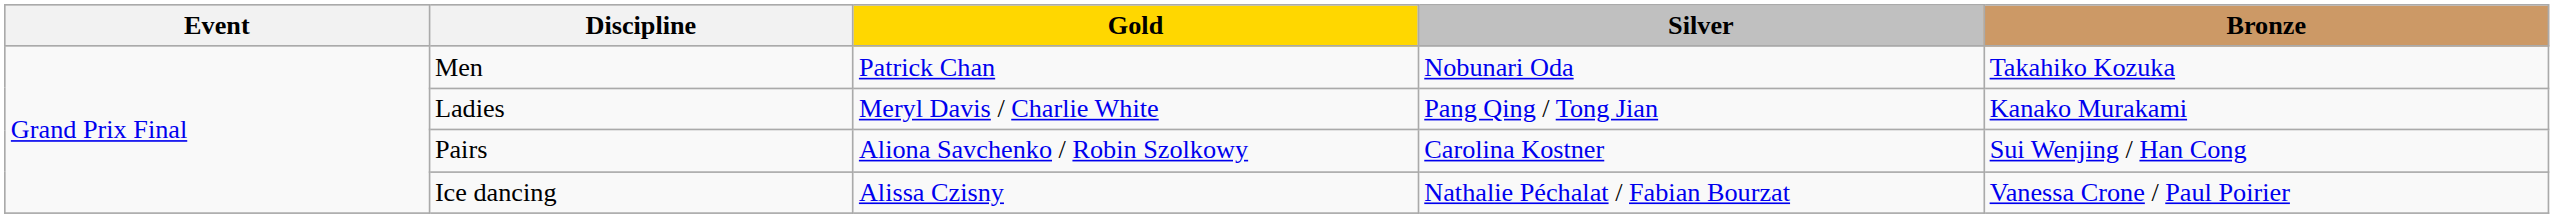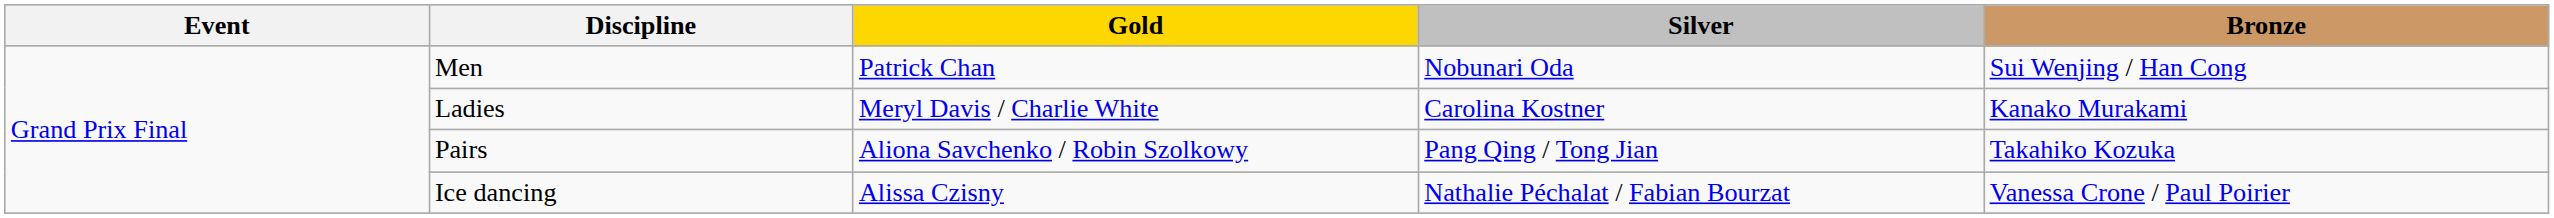(2082, 66) Takahiko Kozuka -> (2118, 66) Sui Wenjing / Han Cong
(1541, 108) Pang Qing / Tong Jian -> (1514, 108) Carolina Kostner
(1514, 150) Carolina Kostner -> (1541, 150) Pang Qing / Tong Jian
(2118, 150) Sui Wenjing / Han Cong -> (2082, 150) Takahiko Kozuka
